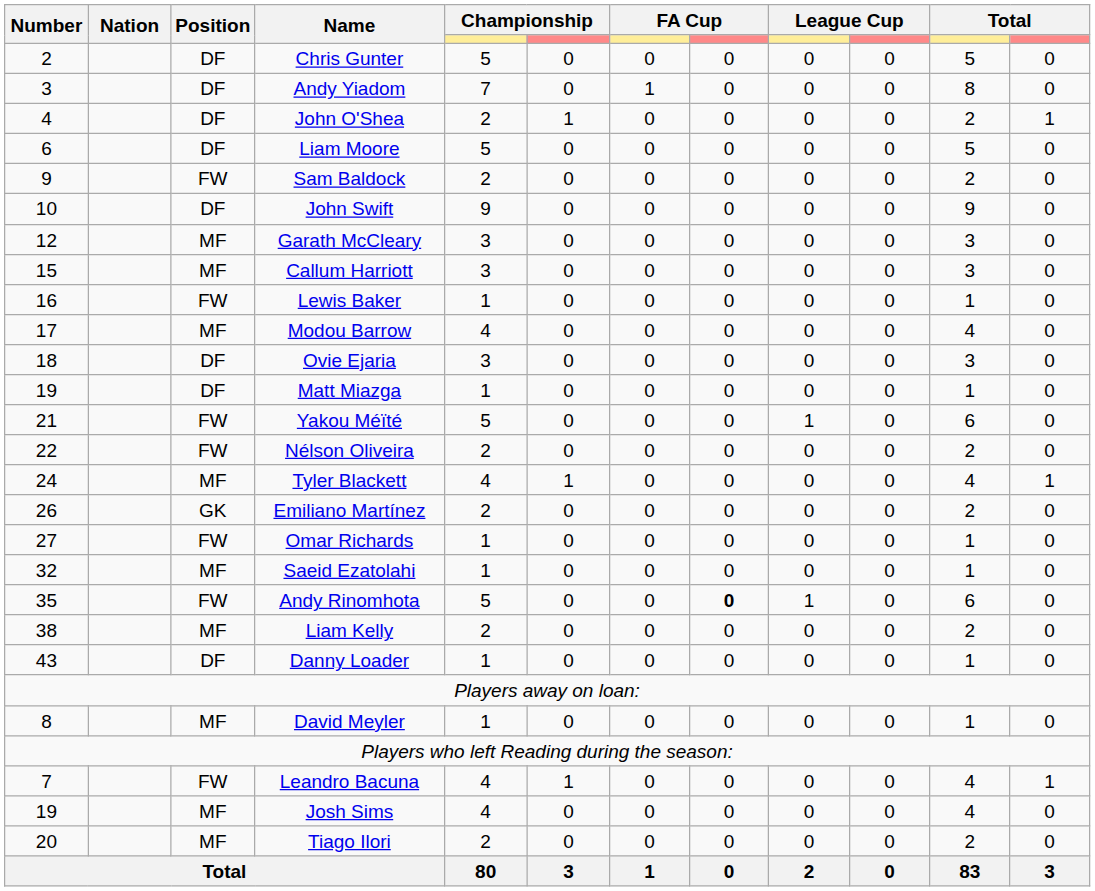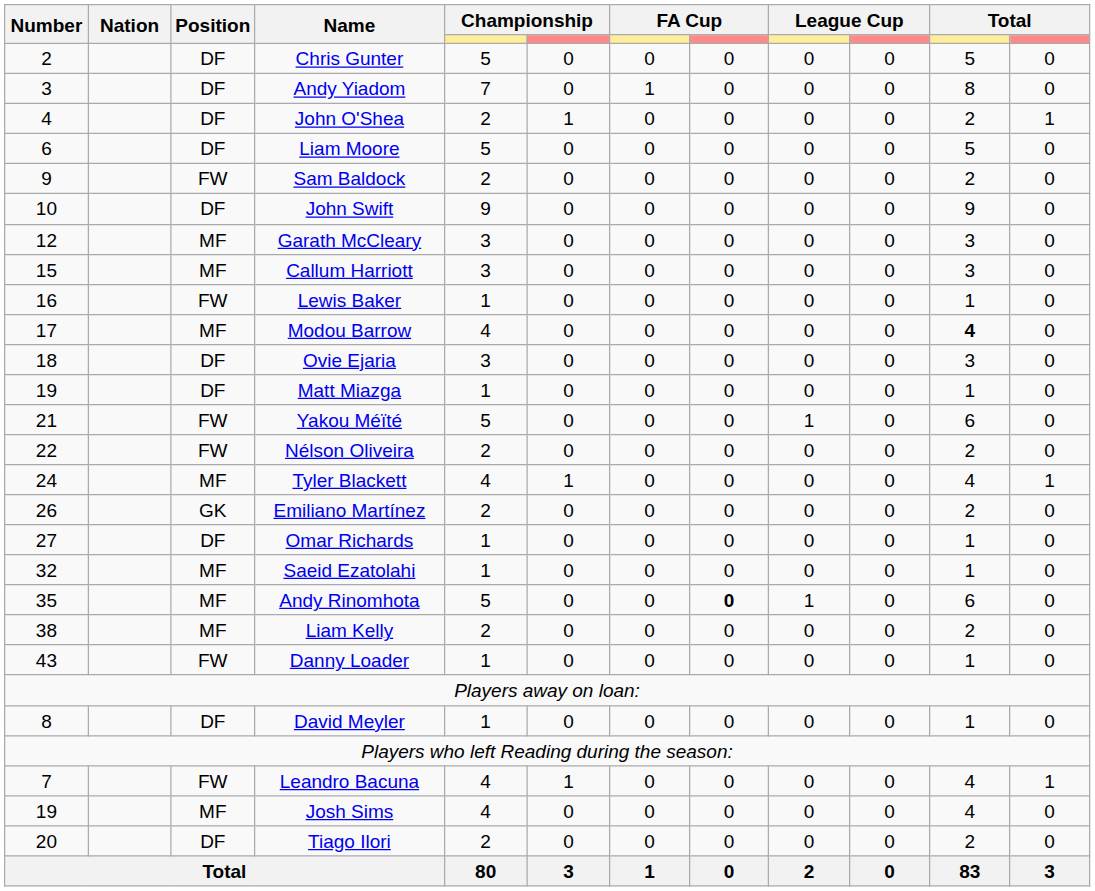(970, 329) normal -> (970, 329) bold
(213, 540) FW -> (213, 540) DF
(213, 600) FW -> (213, 600) MF
(213, 660) DF -> (213, 660) FW
(213, 720) MF -> (213, 720) DF
(213, 841) MF -> (213, 841) DF
